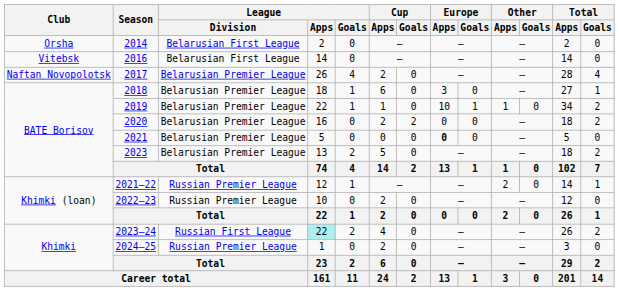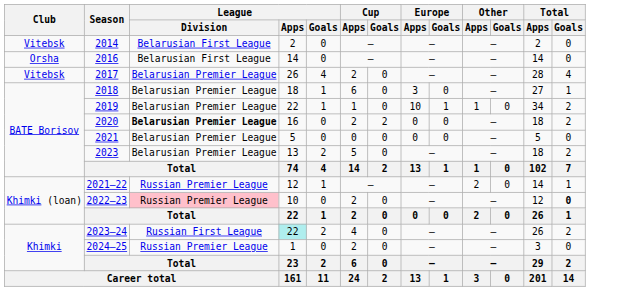(59, 44) Orsha -> (44, 44) Vitebsk
(59, 59) Vitebsk -> (44, 59) Orsha
(59, 75) Naftan Novopolotsk -> (44, 75) Vitebsk
(233, 122) normal -> (204, 122) bold
(444, 138) bold -> (415, 138) normal
(233, 200) no background -> (204, 200) pink background
(597, 200) normal -> (568, 200) bold
